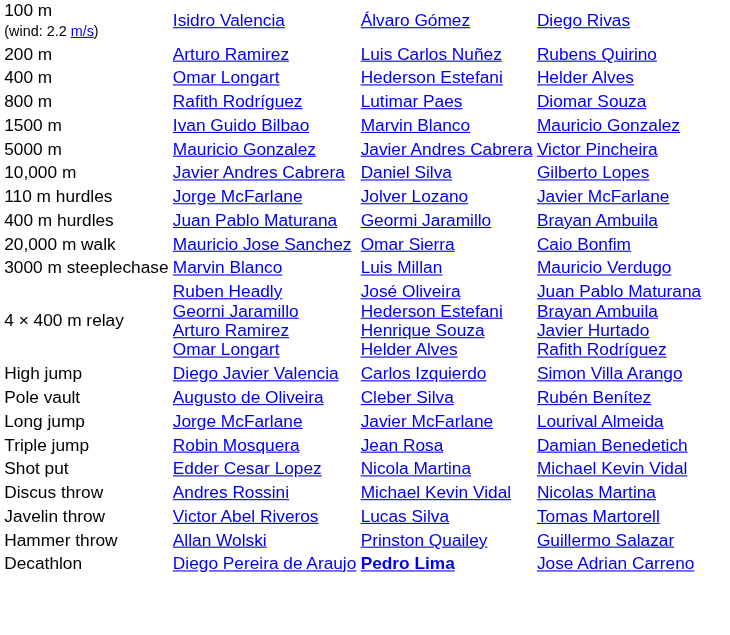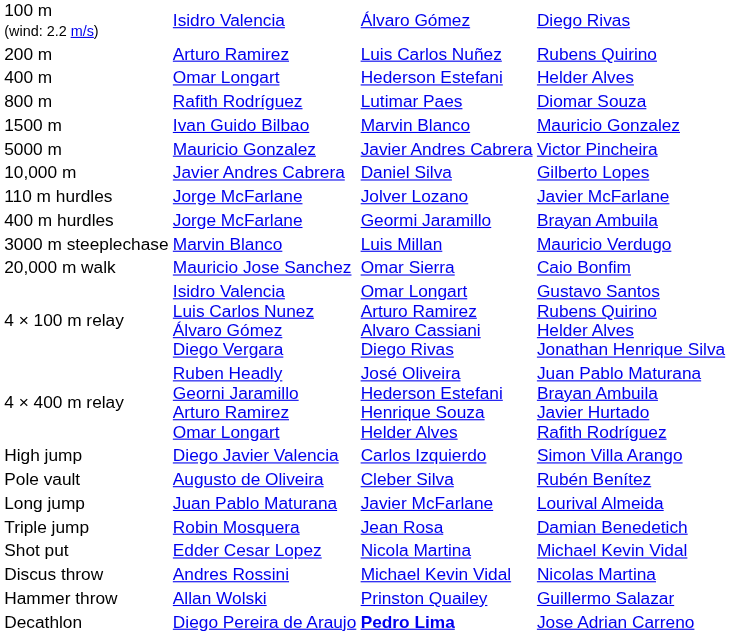(255, 220) Juan Pablo Maturana -> (238, 220) Jorge McFarlane
rows swapped: (86, 267) <-> (60, 244)
+ row: (64, 320)
(238, 421) Jorge McFarlane -> (255, 503) Juan Pablo Maturana
- row: (55, 516)
